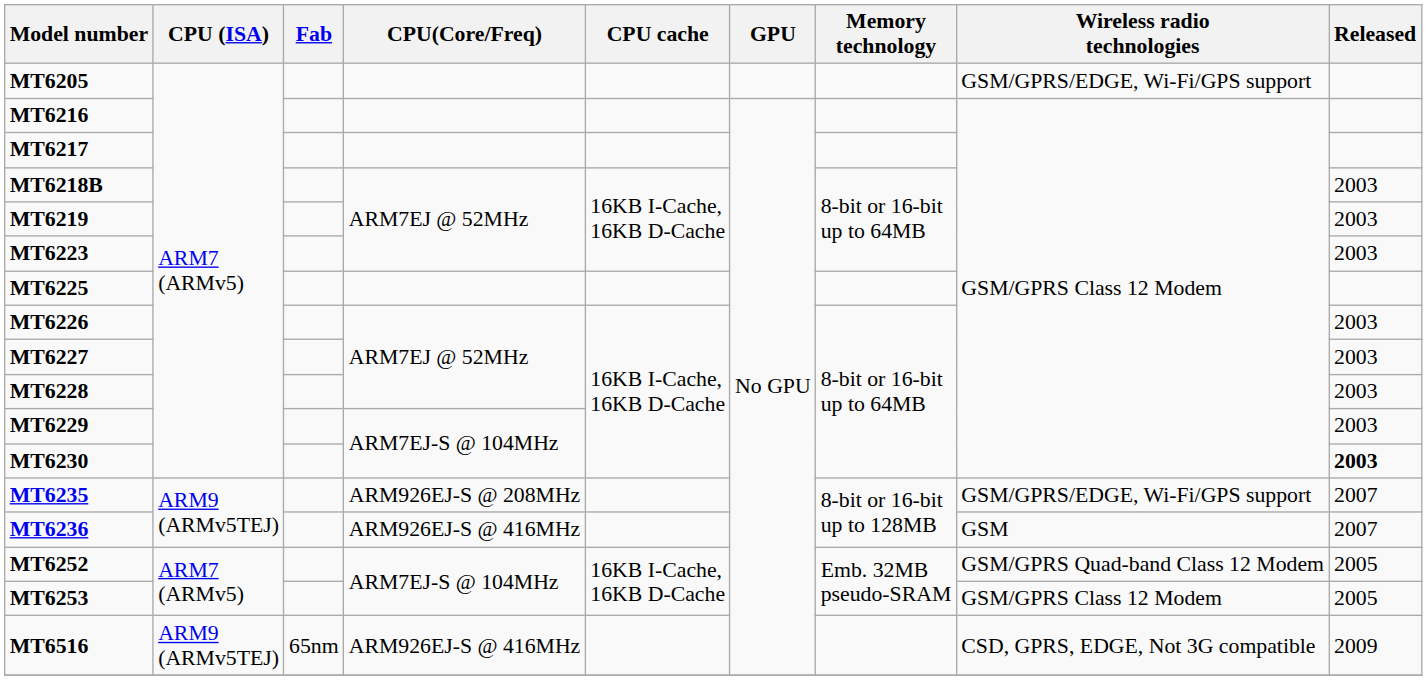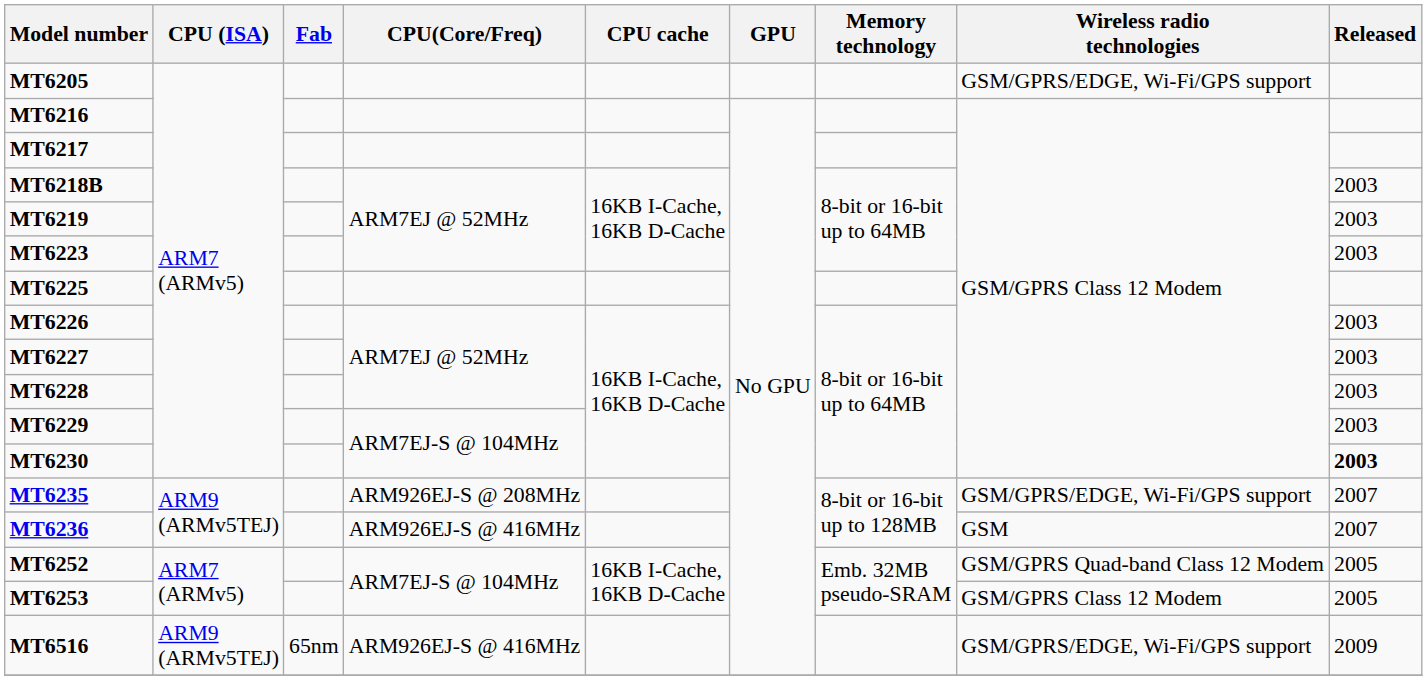(1138, 645) CSD, GPRS, EDGE, Not 3G compatible -> (1136, 645) GSM/GPRS/EDGE, Wi-Fi/GPS support
